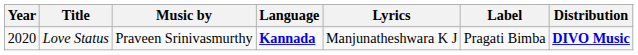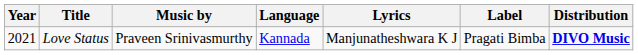(22, 38) 2020 -> (22, 38) 2021
(287, 38) bold -> (284, 38) normal
